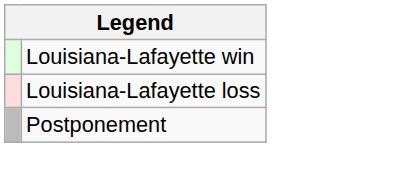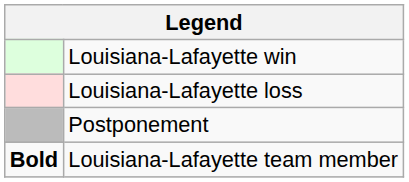+ row: (233, 160)
